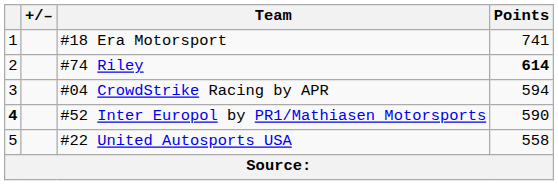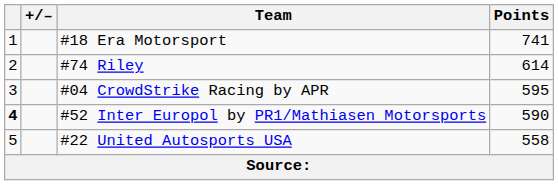(535, 67) bold -> (535, 67) normal
(535, 92) 594 -> (535, 92) 595
